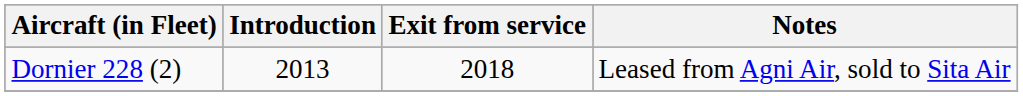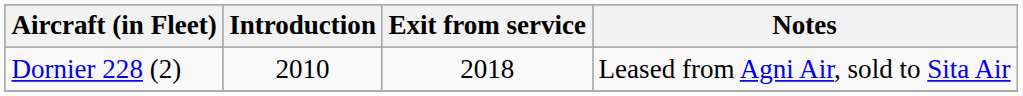(303, 68) 2013 -> (303, 68) 2010
